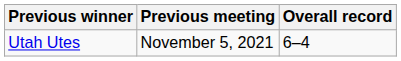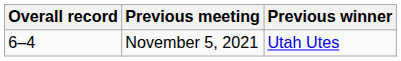columns swapped: (337, 17) <-> (71, 17)
